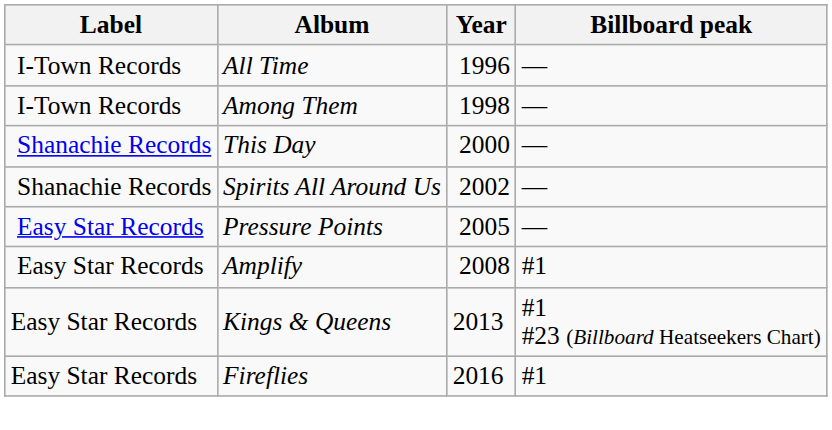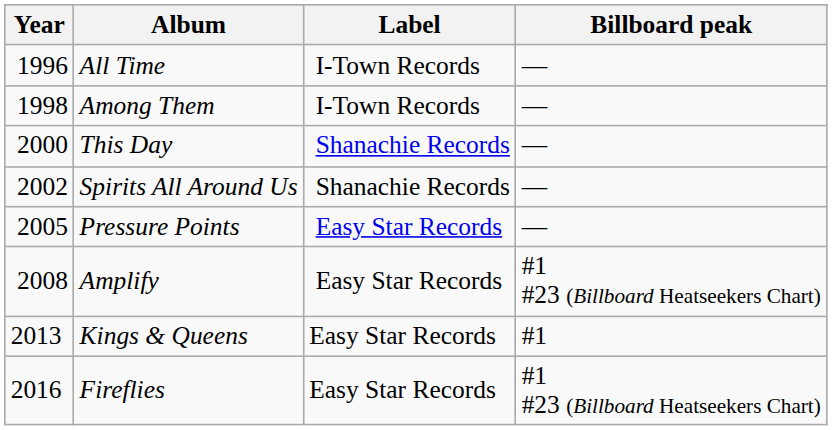columns swapped: (481, 24) <-> (111, 24)
(534, 266) #1 -> (671, 281) #1 #23 (Billboard Heatseekers Chart)
(671, 321) #1 #23 (Billboard Heatseekers Chart) -> (534, 335) #1
(534, 376) #1 -> (671, 390) #1 #23 (Billboard Heatseekers Chart)
